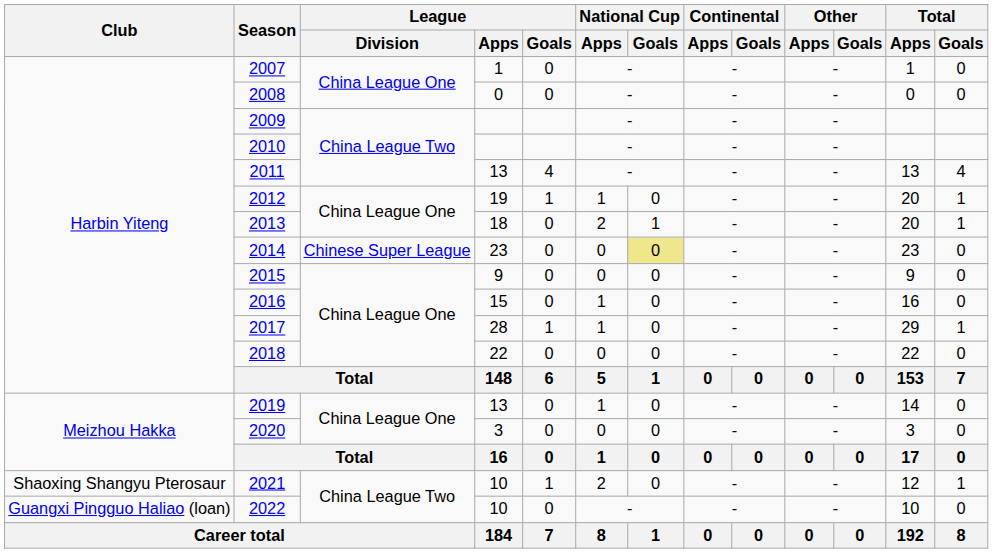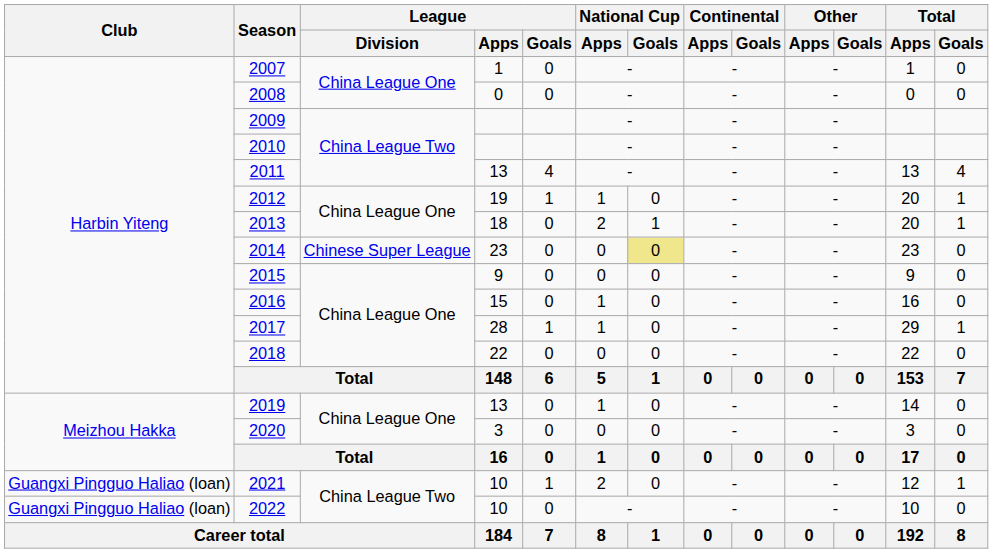(119, 483) Shaoxing Shangyu Pterosaur -> (119, 483) Guangxi Pingguo Haliao (loan)
